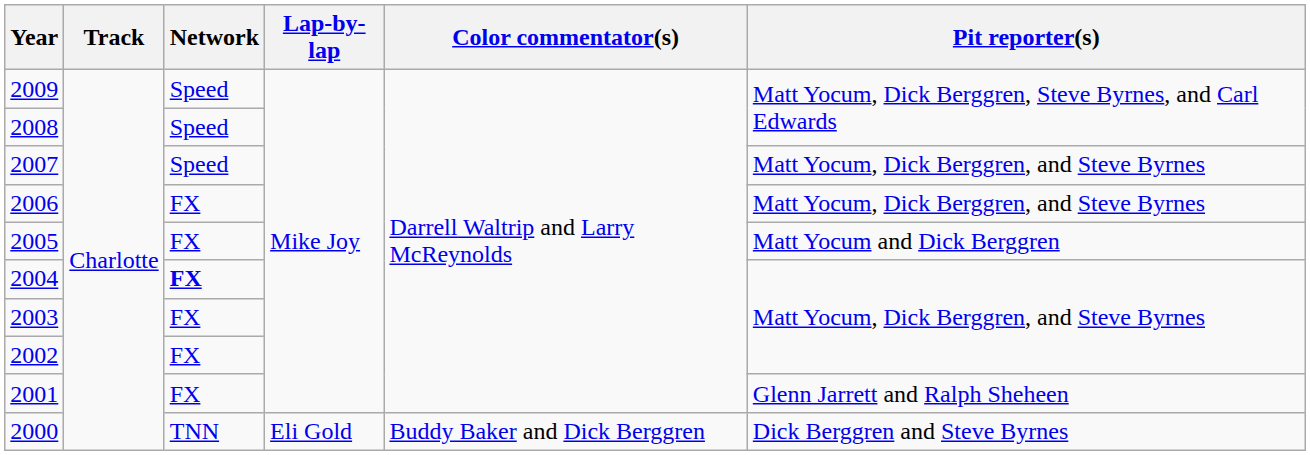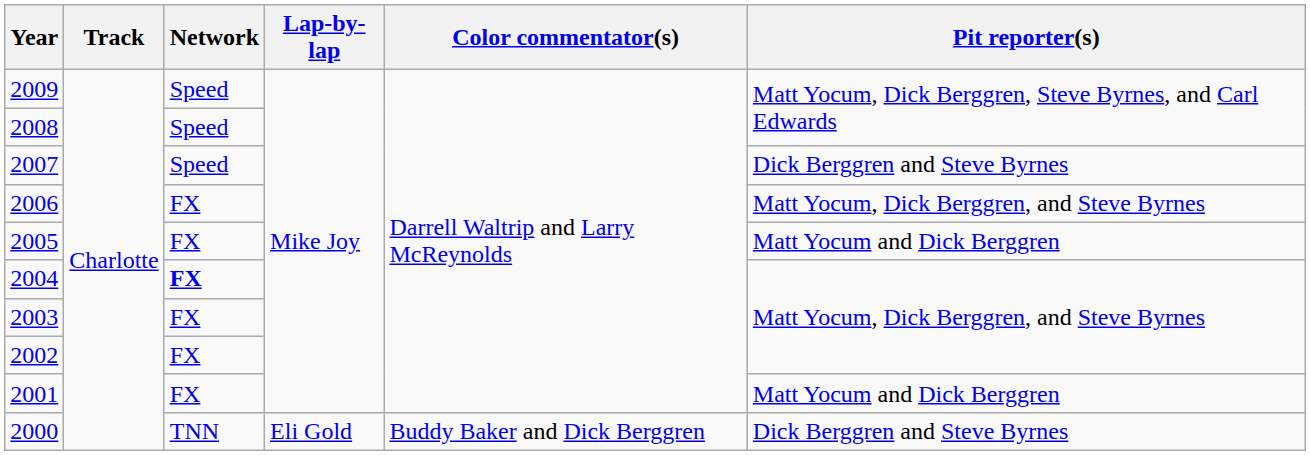(979, 164) Matt Yocum, Dick Berggren, and Steve Byrnes -> (911, 164) Dick Berggren and Steve Byrnes
(911, 393) Glenn Jarrett and Ralph Sheheen -> (906, 393) Matt Yocum and Dick Berggren
